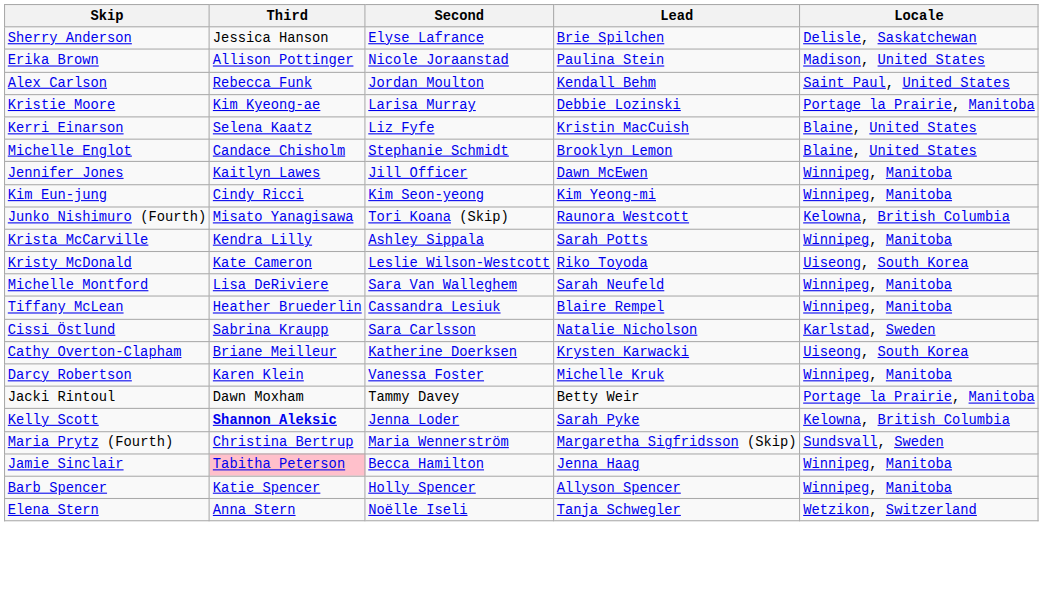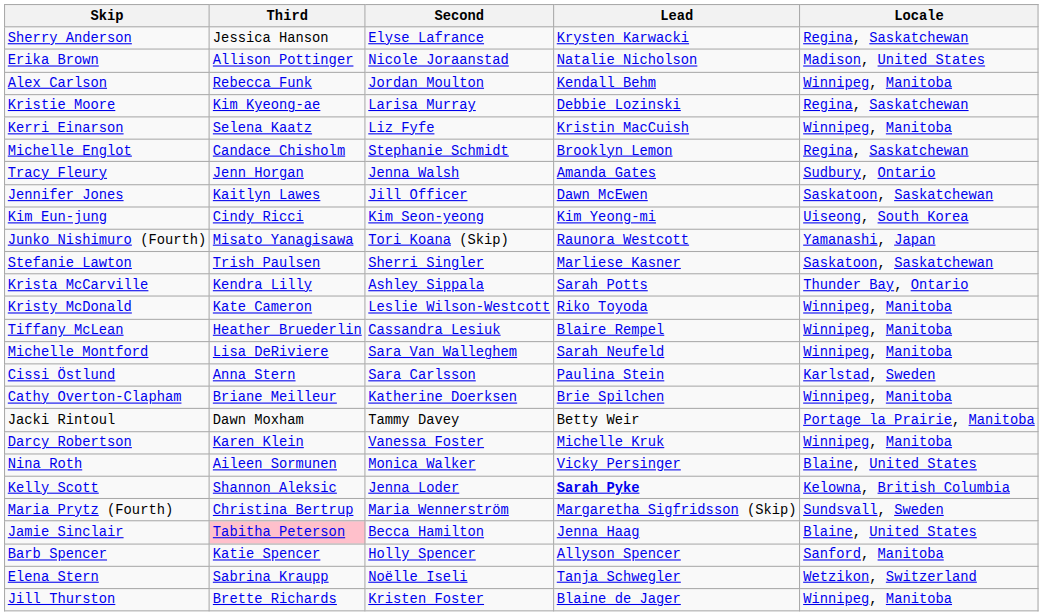(611, 38) Brie Spilchen -> (623, 38) Krysten Karwacki
(890, 38) Delisle, Saskatchewan -> (886, 38) Regina, Saskatchewan
(611, 61) Paulina Stein -> (627, 61) Natalie Nicholson
(907, 83) Saint Paul, United States -> (878, 83) Winnipeg, Manitoba
(919, 106) Portage la Prairie, Manitoba -> (886, 106) Regina, Saskatchewan
(890, 128) Blaine, United States -> (878, 128) Winnipeg, Manitoba
(890, 151) Blaine, United States -> (886, 151) Regina, Saskatchewan
+ row: (57, 173)
(878, 173) Winnipeg, Manitoba -> (898, 195) Saskatoon, Saskatchewan
(878, 195) Winnipeg, Manitoba -> (886, 218) Uiseong, South Korea
(907, 218) Kelowna, British Columbia -> (869, 240) Yamanashi, Japan
+ row: (70, 263)
(878, 240) Winnipeg, Manitoba -> (886, 285) Thunder Bay, Ontario
(886, 263) Uiseong, South Korea -> (878, 308) Winnipeg, Manitoba
rows swapped: (66, 308) <-> (78, 285)
(271, 330) Sabrina Kraupp -> (254, 375) Anna Stern
(627, 330) Natalie Nicholson -> (611, 375) Paulina Stein
(623, 353) Krysten Karwacki -> (611, 398) Brie Spilchen
(886, 353) Uiseong, South Korea -> (878, 398) Winnipeg, Manitoba
rows swapped: (62, 398) <-> (70, 375)
+ row: (45, 465)
(275, 420) bold -> (275, 487) normal
(598, 420) normal -> (598, 487) bold
(878, 465) Winnipeg, Manitoba -> (890, 532) Blaine, United States
(878, 487) Winnipeg, Manitoba -> (873, 555) Sanford, Manitoba
(254, 510) Anna Stern -> (271, 577) Sabrina Kraupp
+ row: (62, 600)
